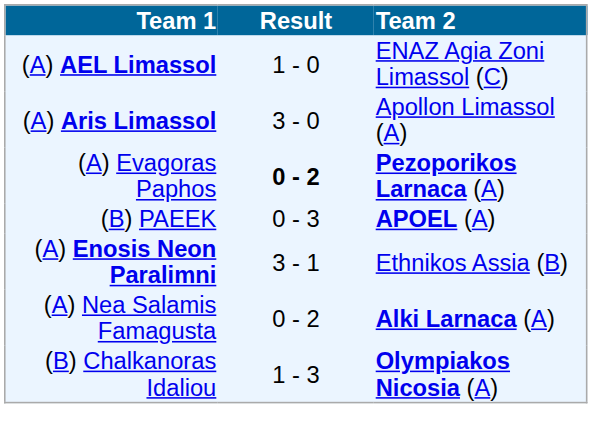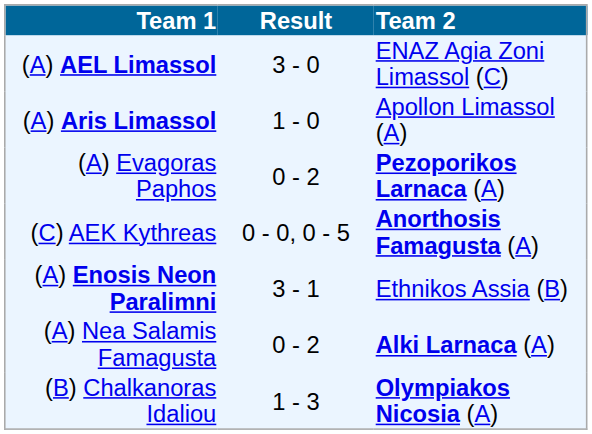(296, 63) 1 - 0 -> (296, 63) 3 - 0
(296, 119) 3 - 0 -> (296, 119) 1 - 0
(296, 176) bold -> (296, 176) normal
+ row: (123, 232)
- row: (159, 218)
